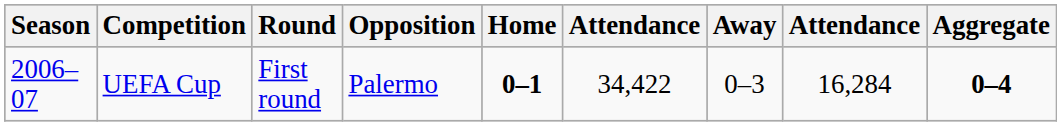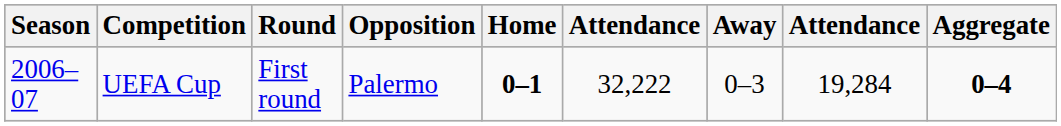(635, 83) 34,422 -> (635, 83) 32,222
(854, 83) 16,284 -> (854, 83) 19,284
